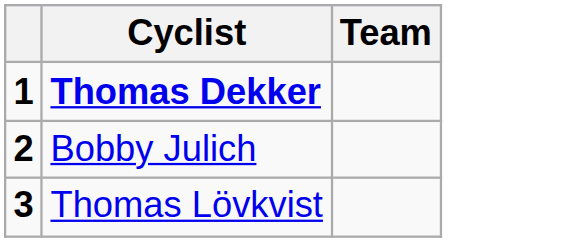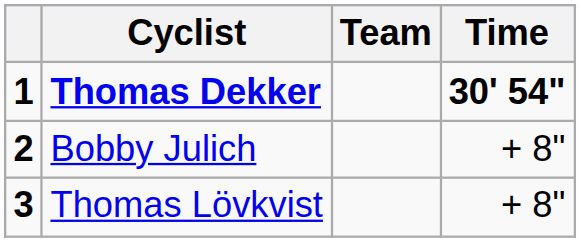+ column: (507, 33)
